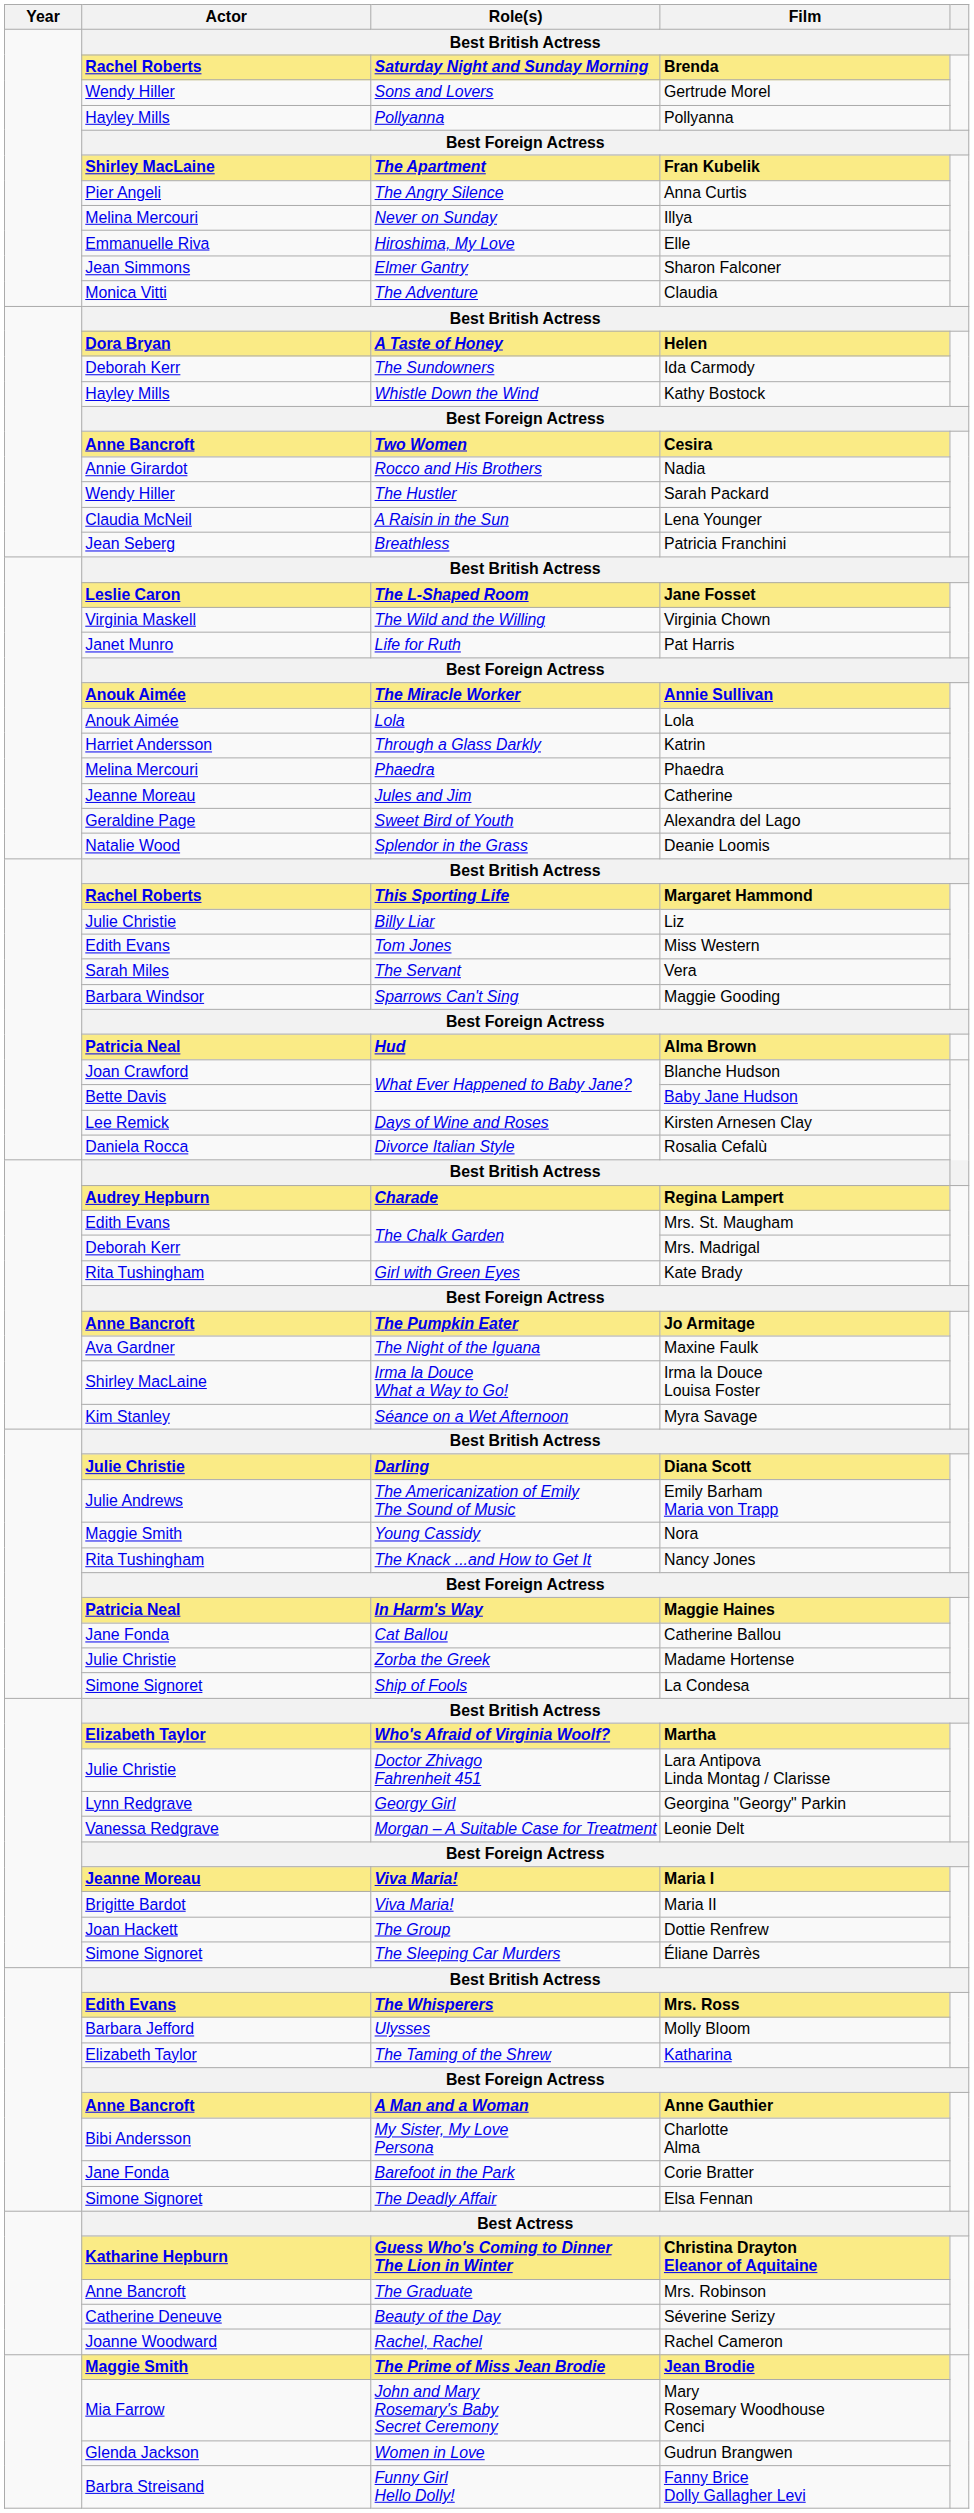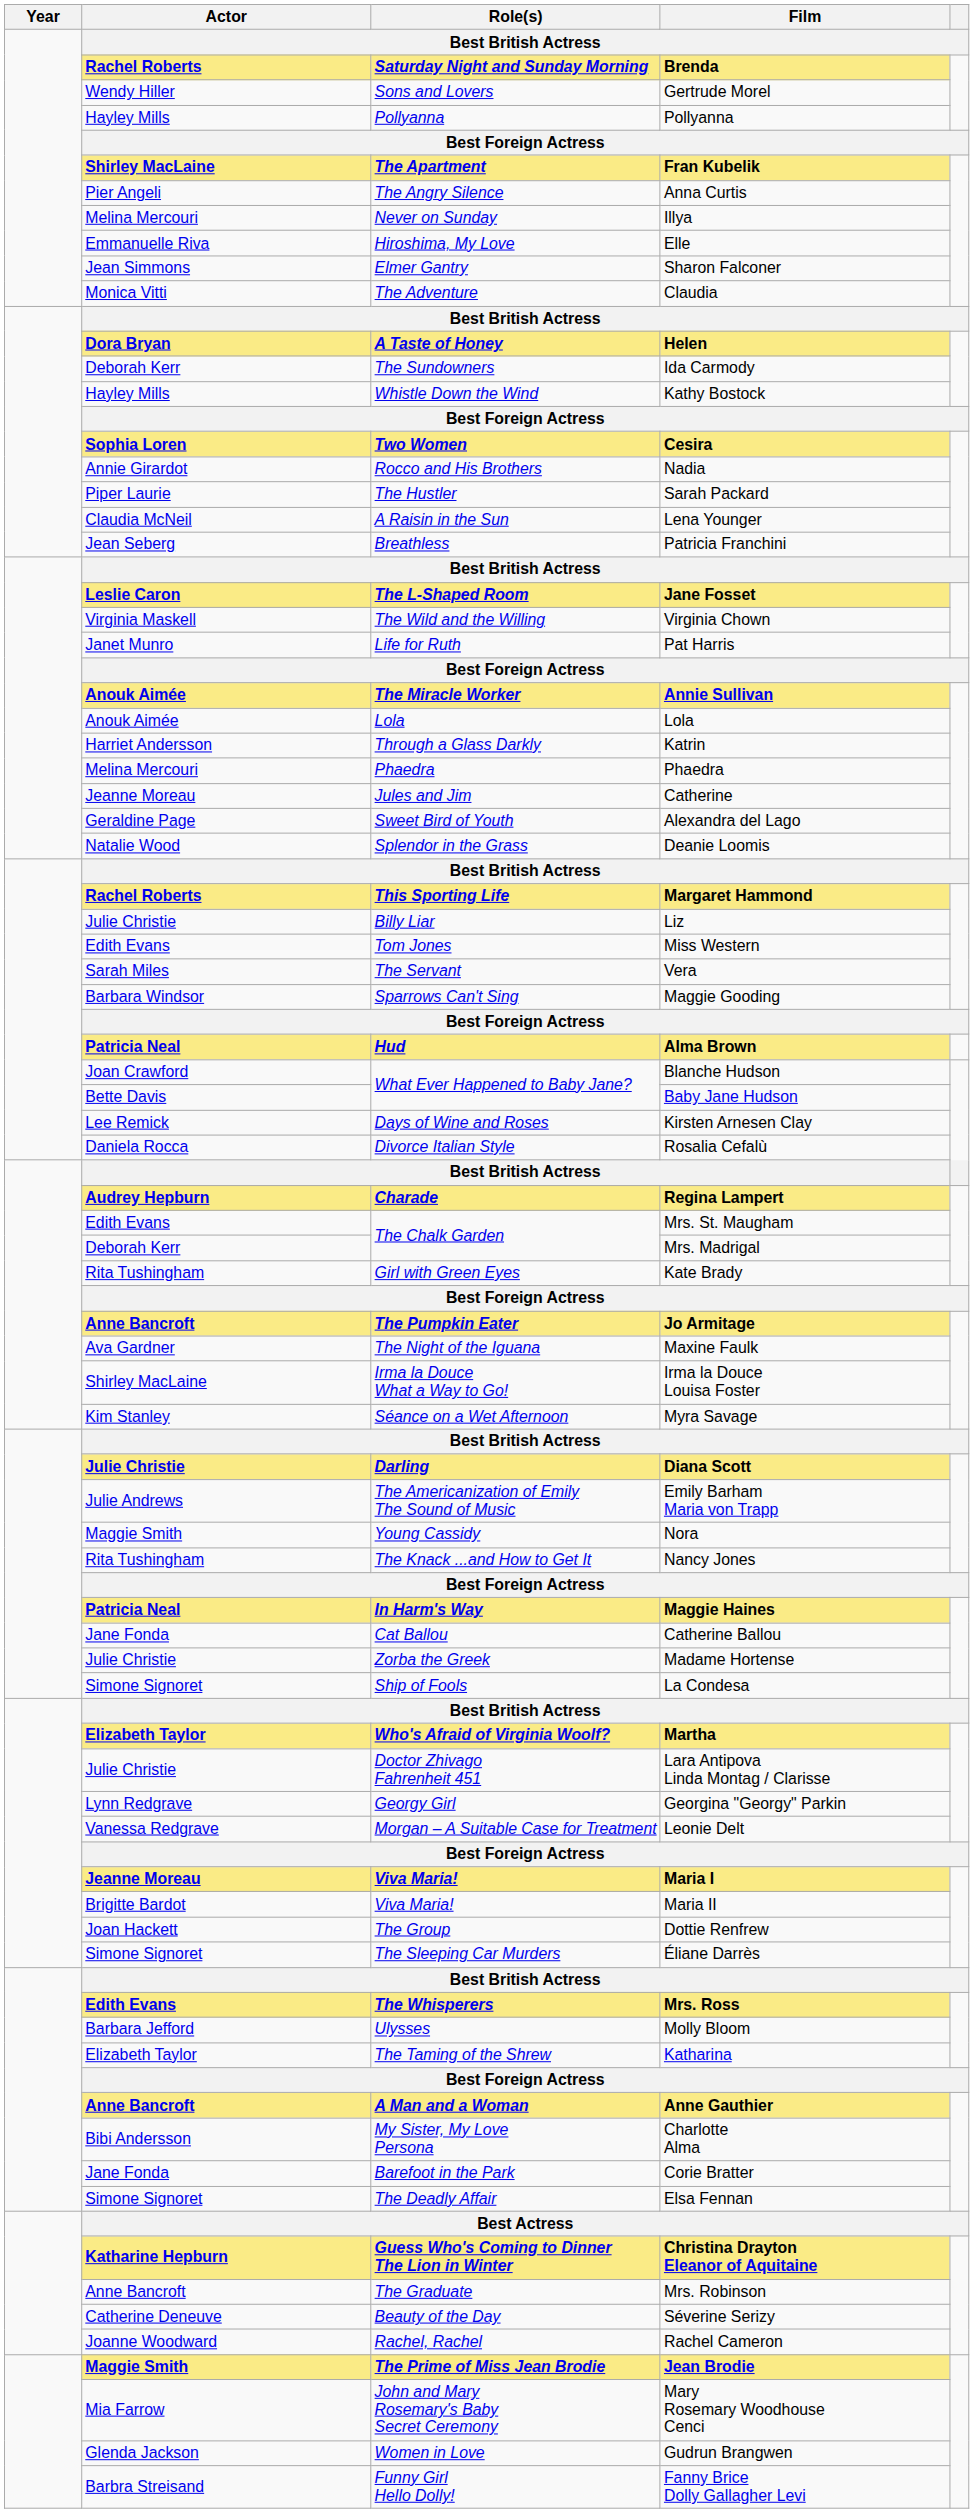(140, 444) Anne Bancroft -> (136, 444) Sophia Loren
(130, 494) Wendy Hiller -> (128, 494) Piper Laurie
